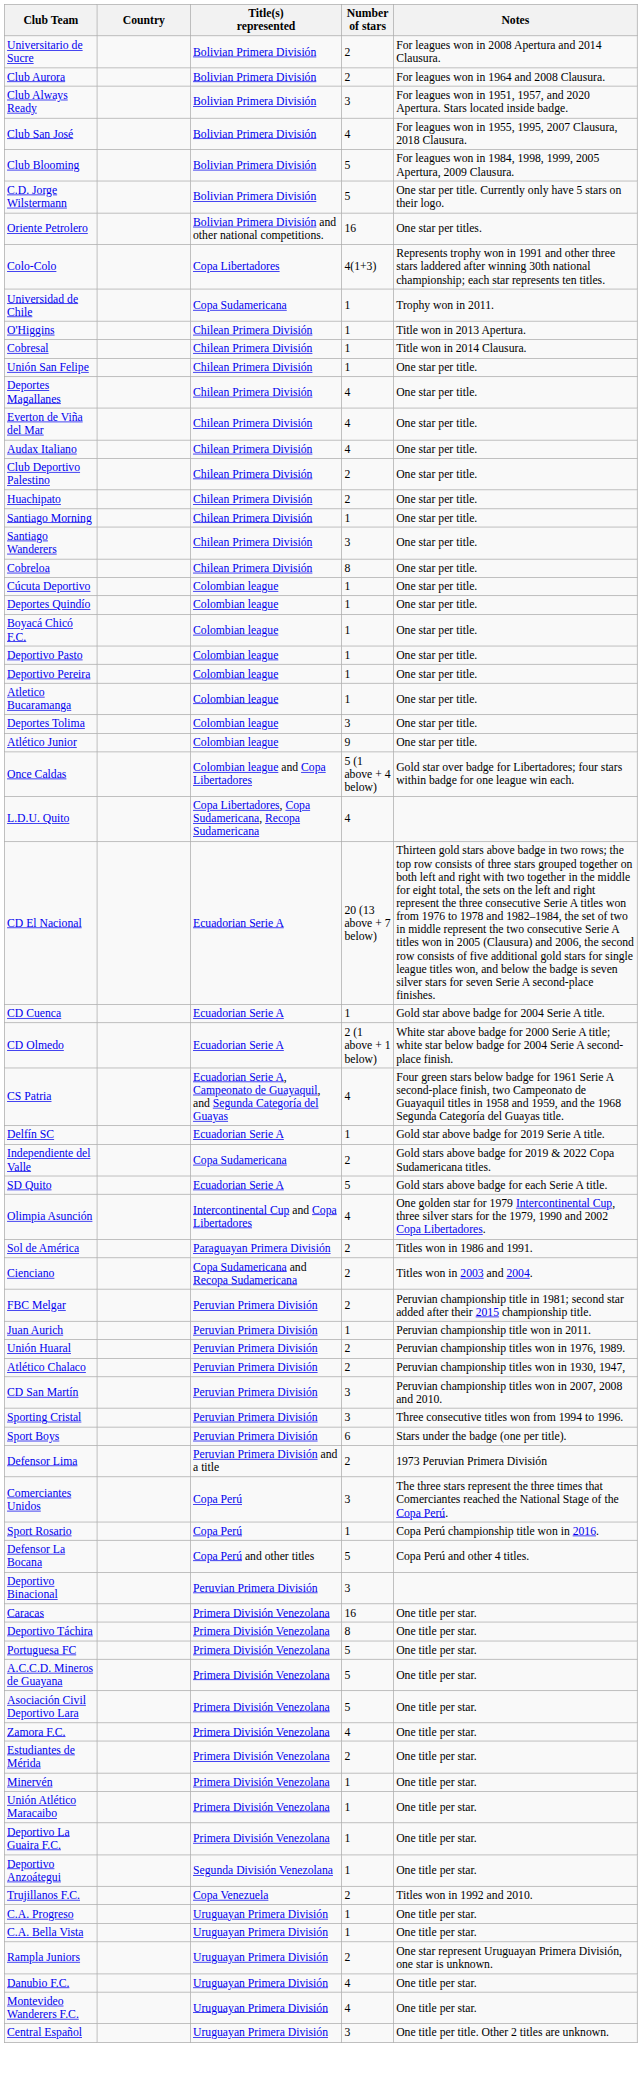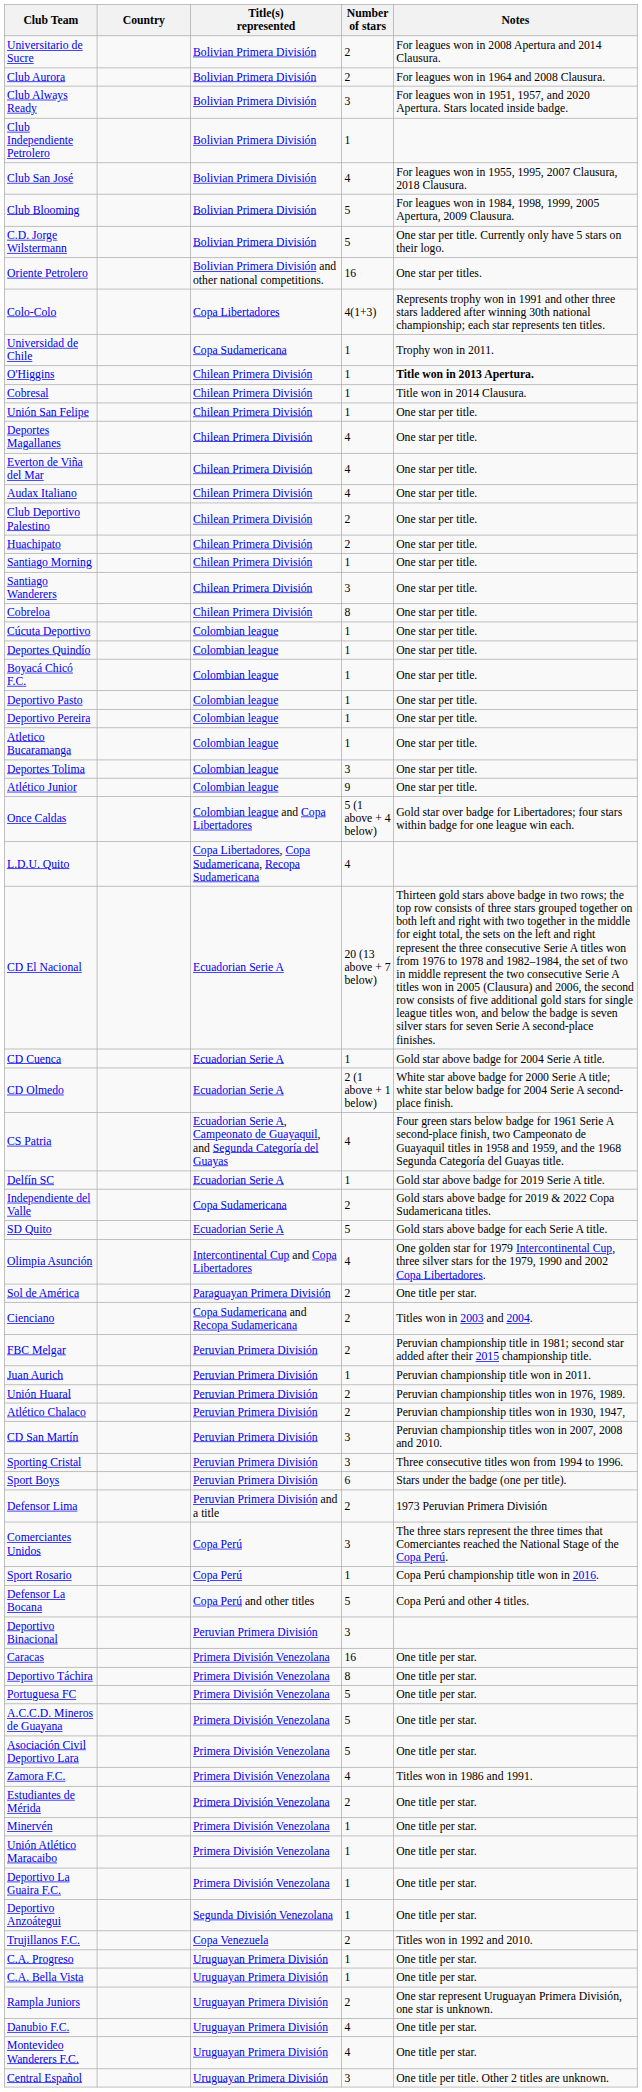+ row: (40, 140)
(461, 330) normal -> (465, 375) bold
(464, 1248) Titles won in 1986 and 1991. -> (436, 1293) One title per star.
(436, 1731) One title per star. -> (464, 1776) Titles won in 1986 and 1991.
